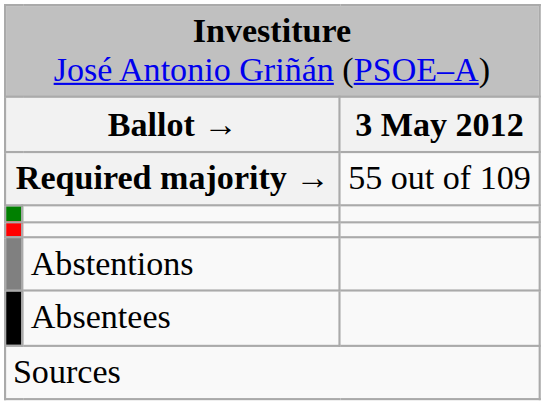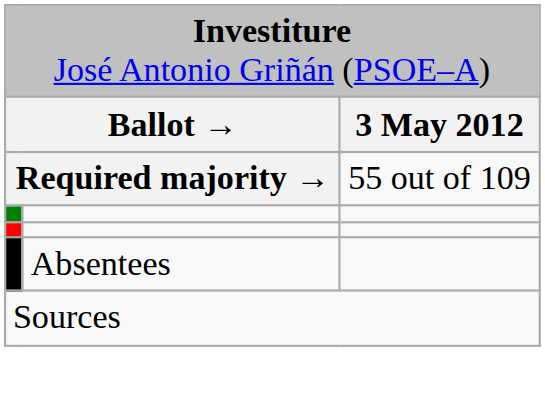- row: (14, 264)
